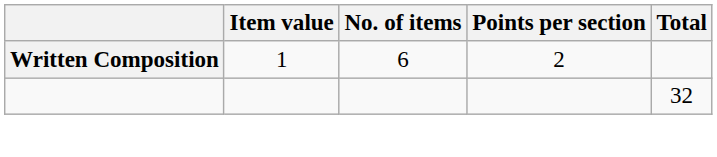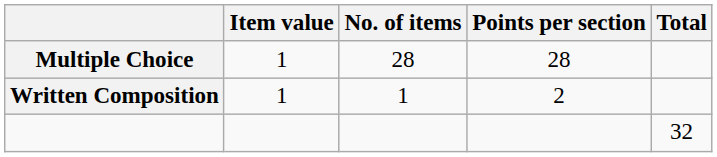+ row: (114, 59)
(403, 59) 6 -> (403, 95) 1
